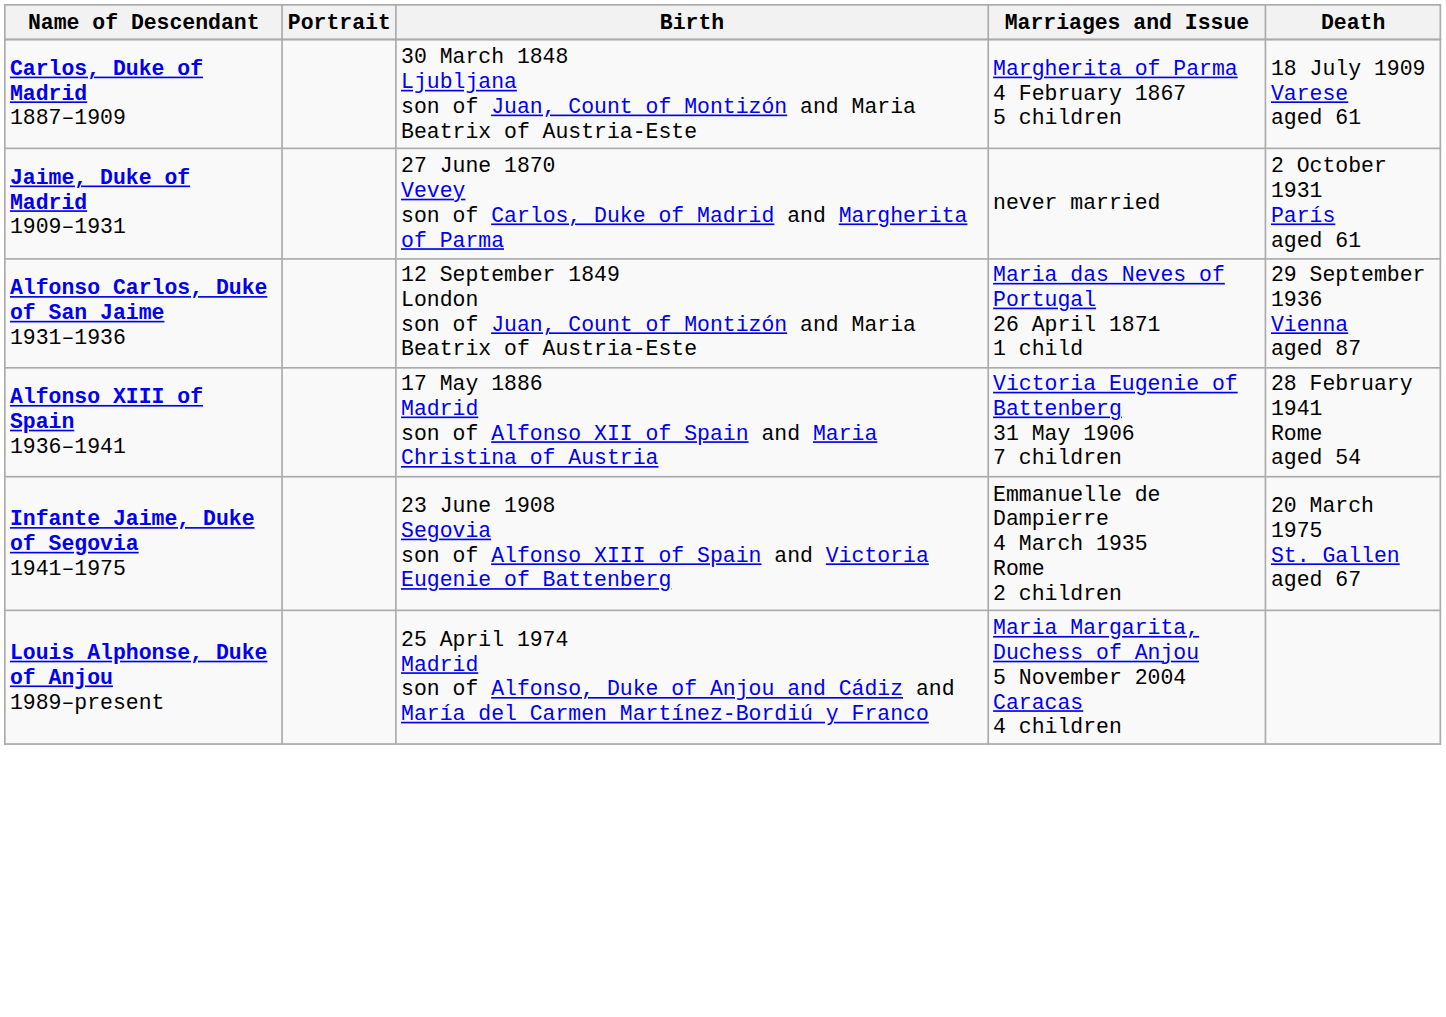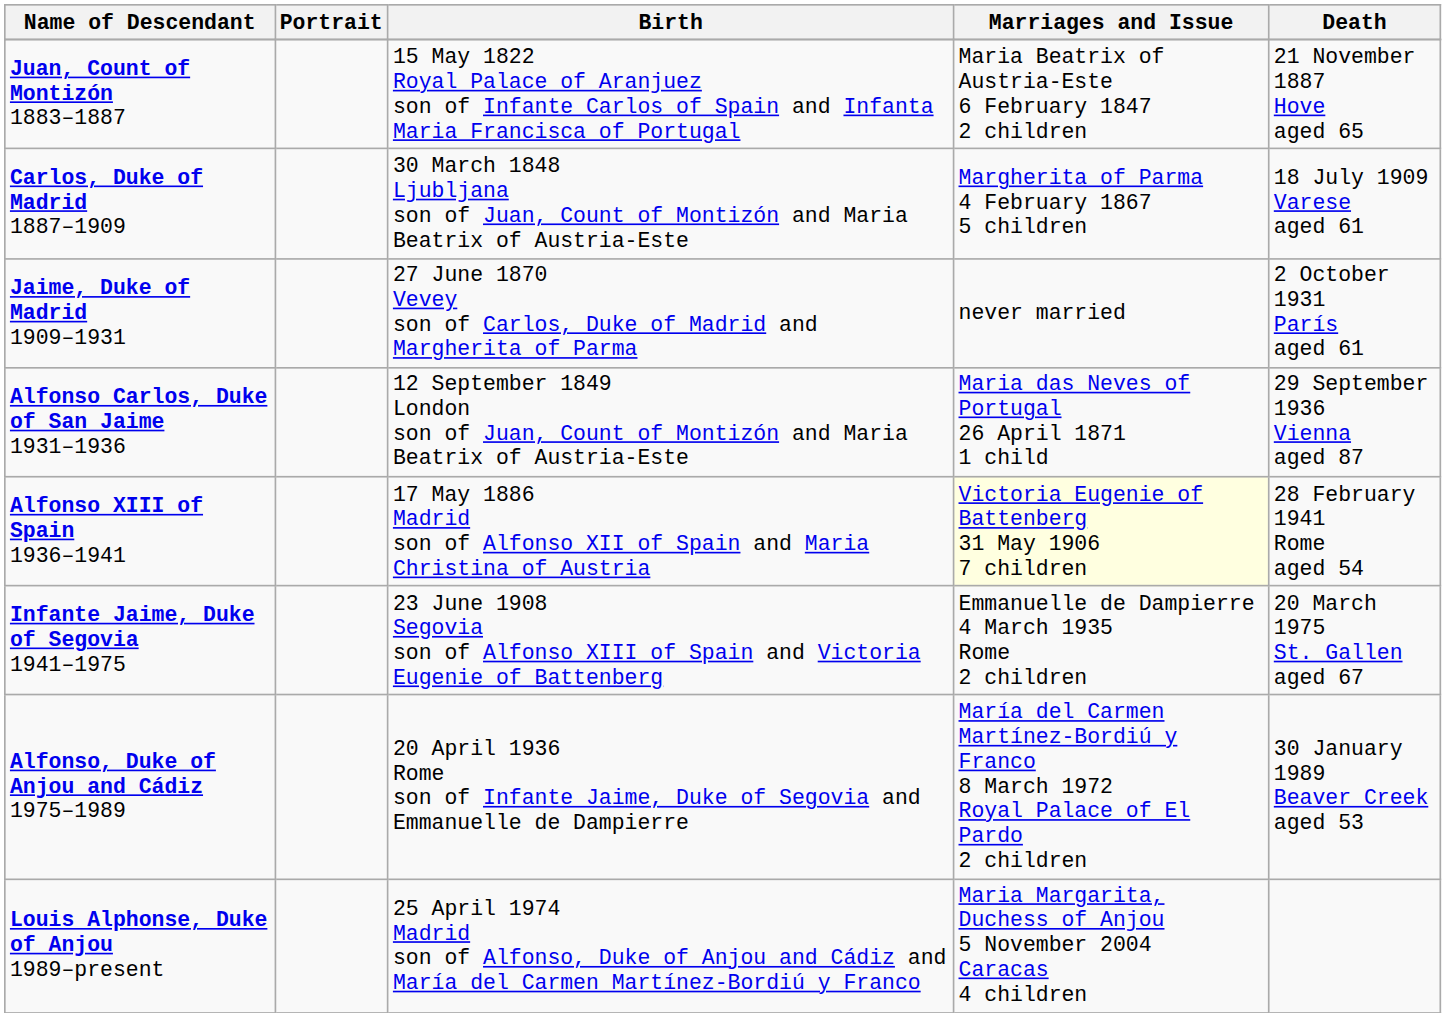+ row: (100, 94)
(1115, 422) no background -> (1081, 531) lightyellow background
+ row: (113, 787)
